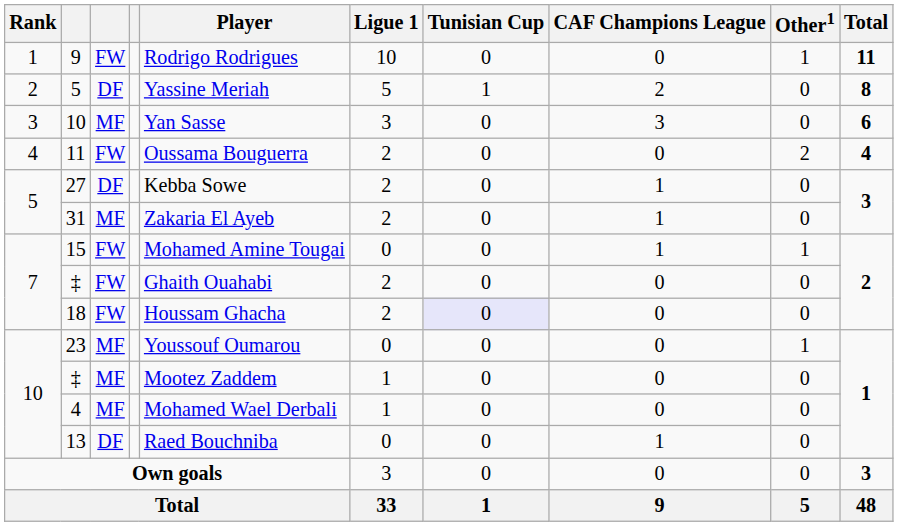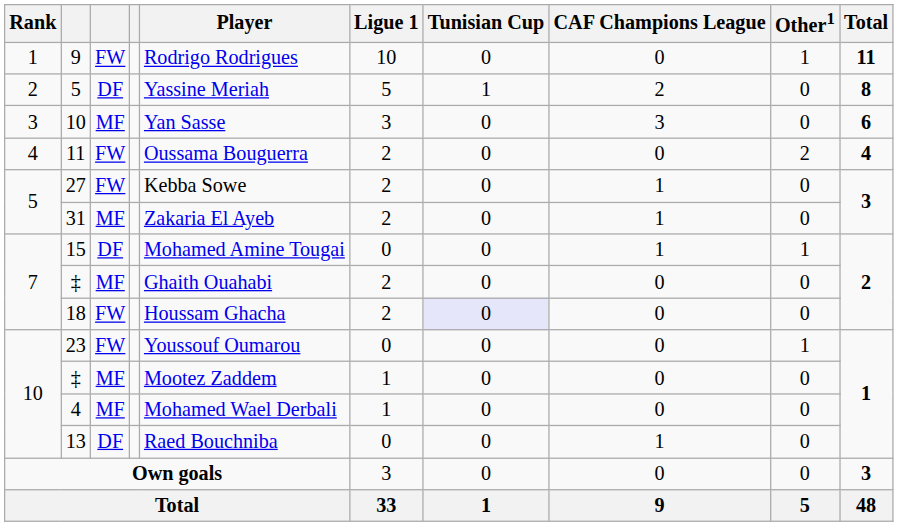(110, 185) DF -> (110, 185) FW
(110, 249) FW -> (110, 249) DF
(110, 281) FW -> (110, 281) MF
(110, 345) MF -> (110, 345) FW
